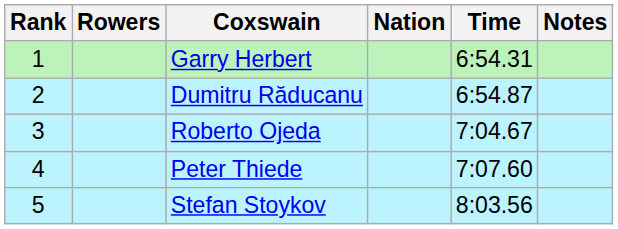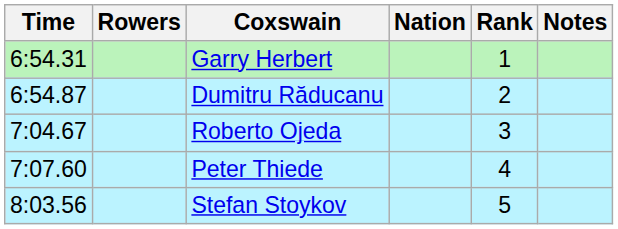columns swapped: (38, 22) <-> (494, 22)
